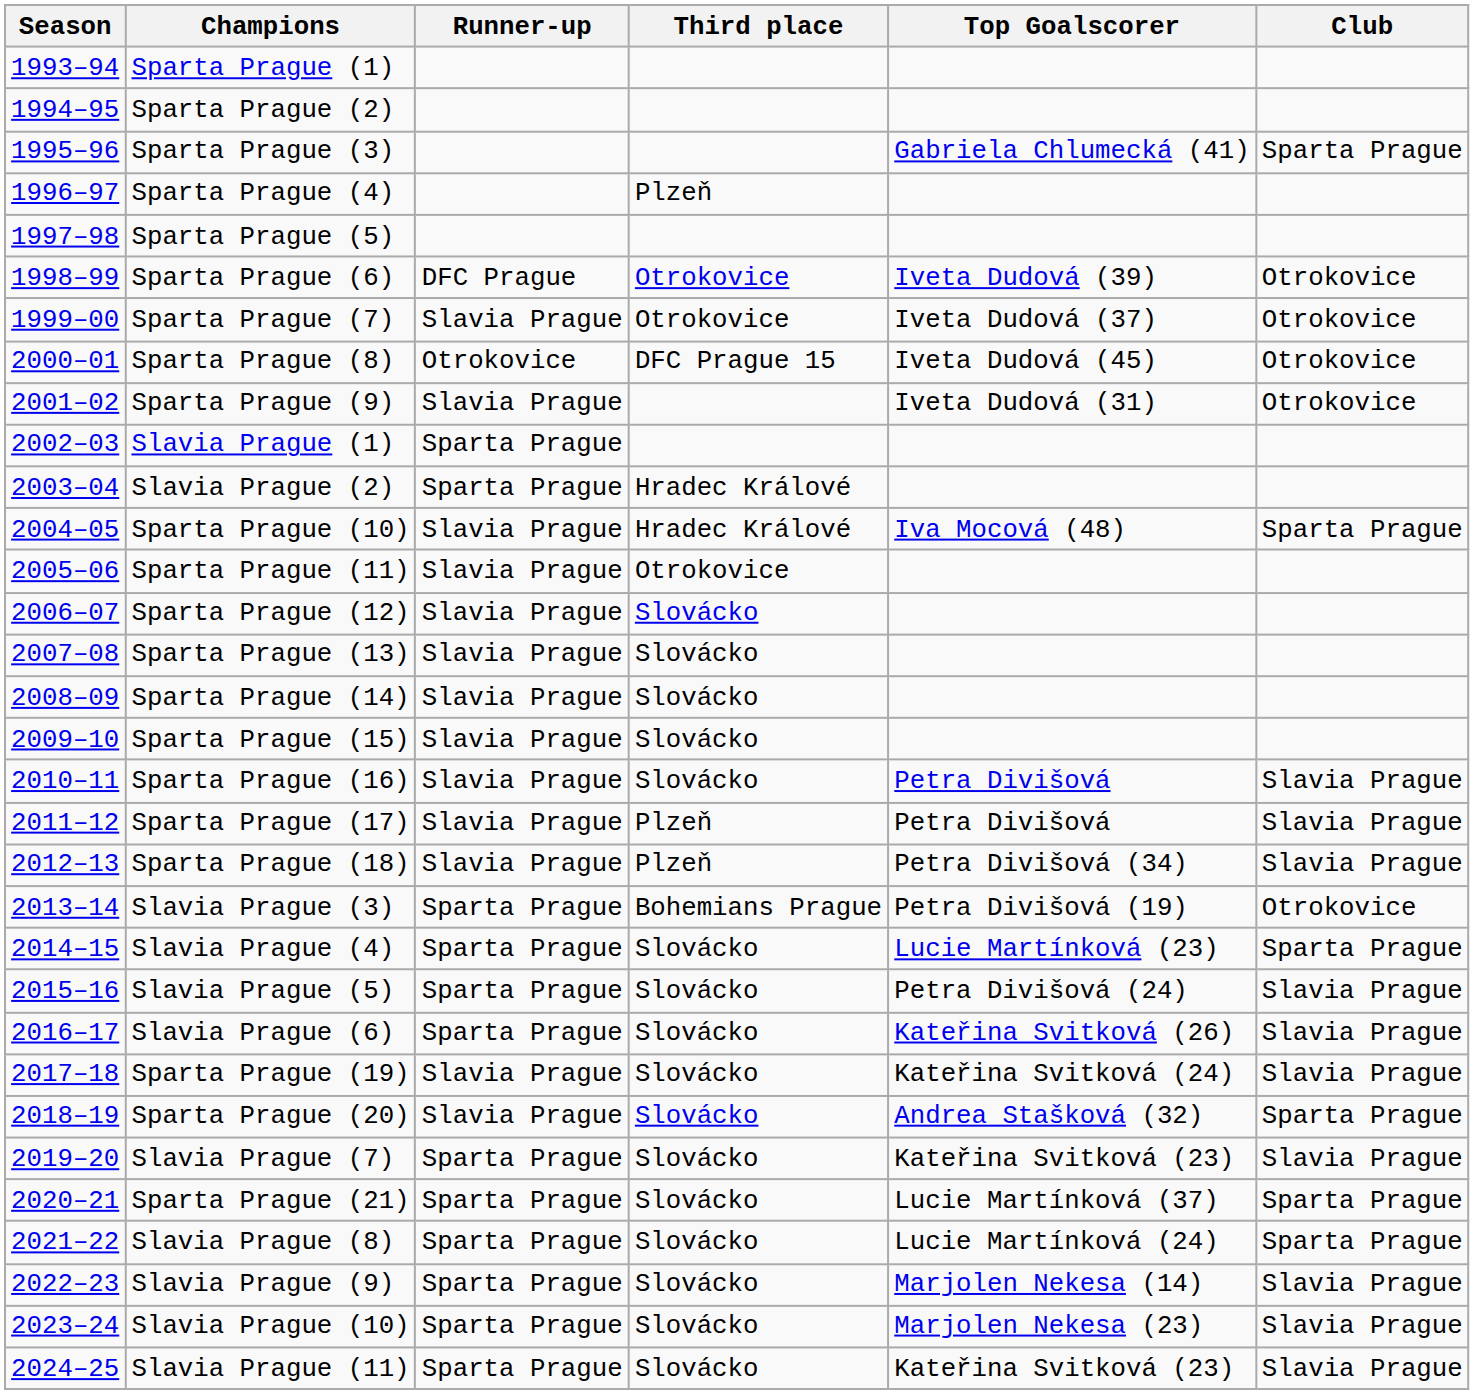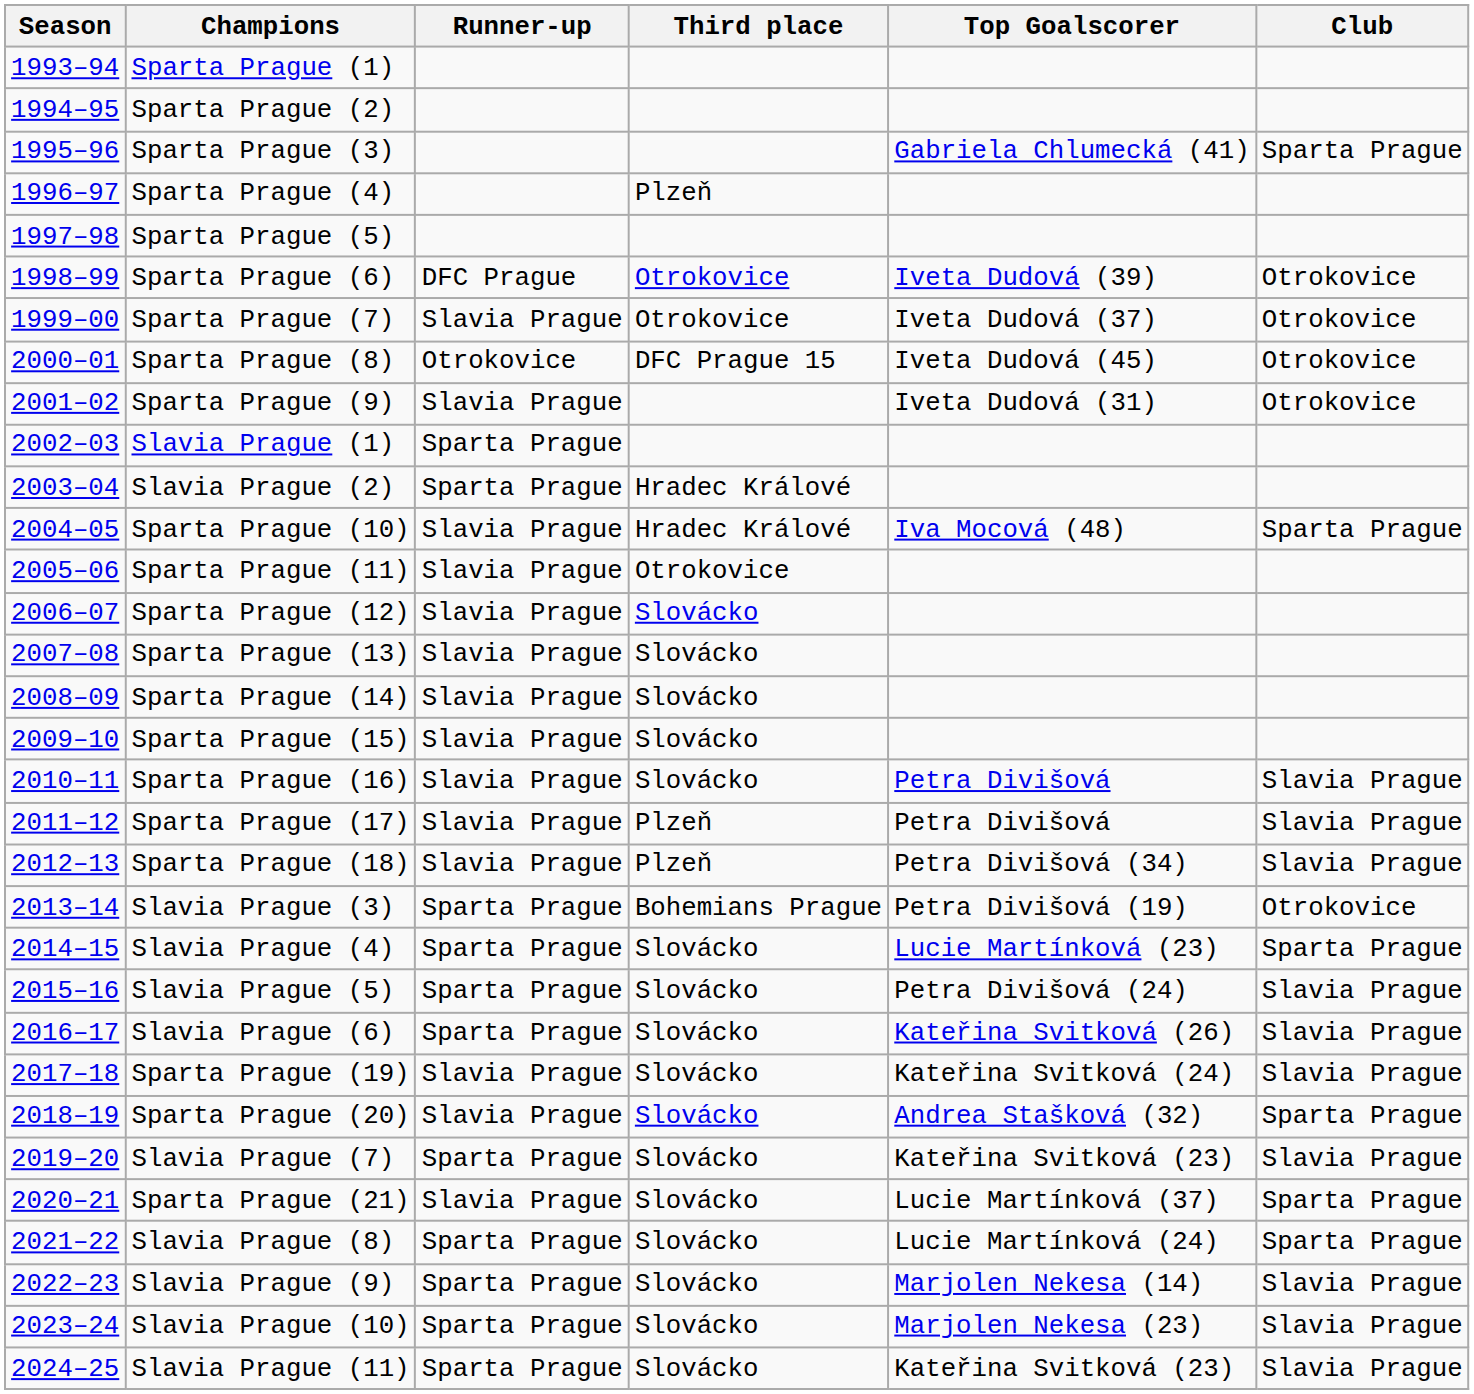(522, 1201) Sparta Prague -> (522, 1201) Slavia Prague
